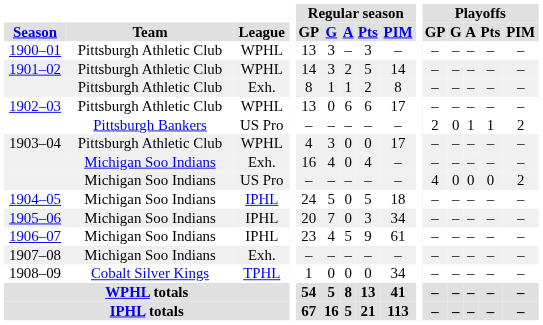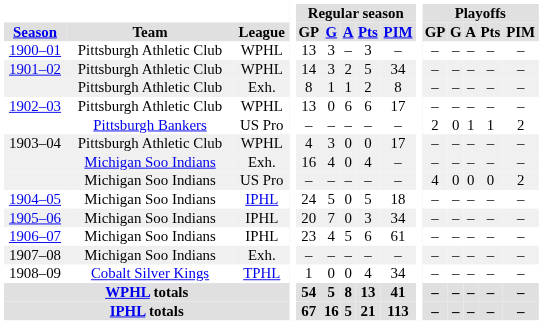(398, 69) 14 -> (398, 69) 34
(368, 236) 9 -> (368, 236) 6
(368, 273) 0 -> (368, 273) 4
